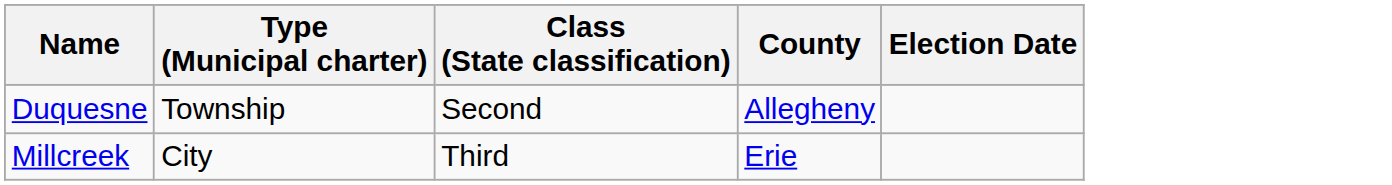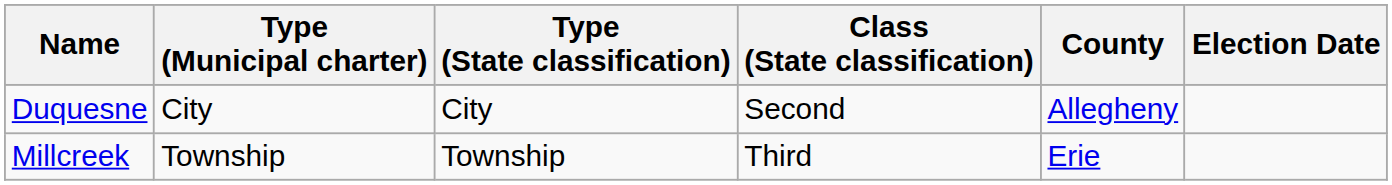+ column: (586, 44)
(223, 108) Township -> (187, 108) City
(187, 155) City -> (223, 155) Township
